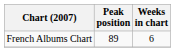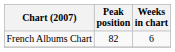(113, 39) 89 -> (113, 39) 82
